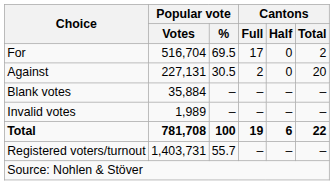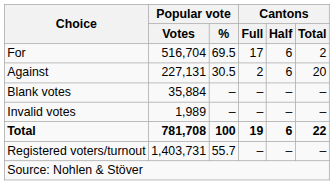(289, 53) 0 -> (289, 53) 6
(289, 72) 0 -> (289, 72) 6
